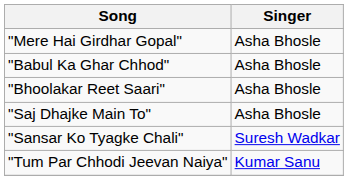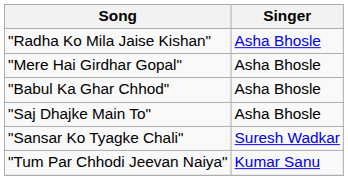+ row: (110, 41)
- row: (86, 89)
